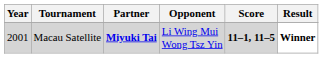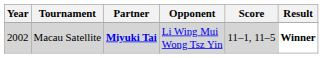(18, 37) 2001 -> (18, 37) 2002
(251, 37) bold -> (252, 37) normal
